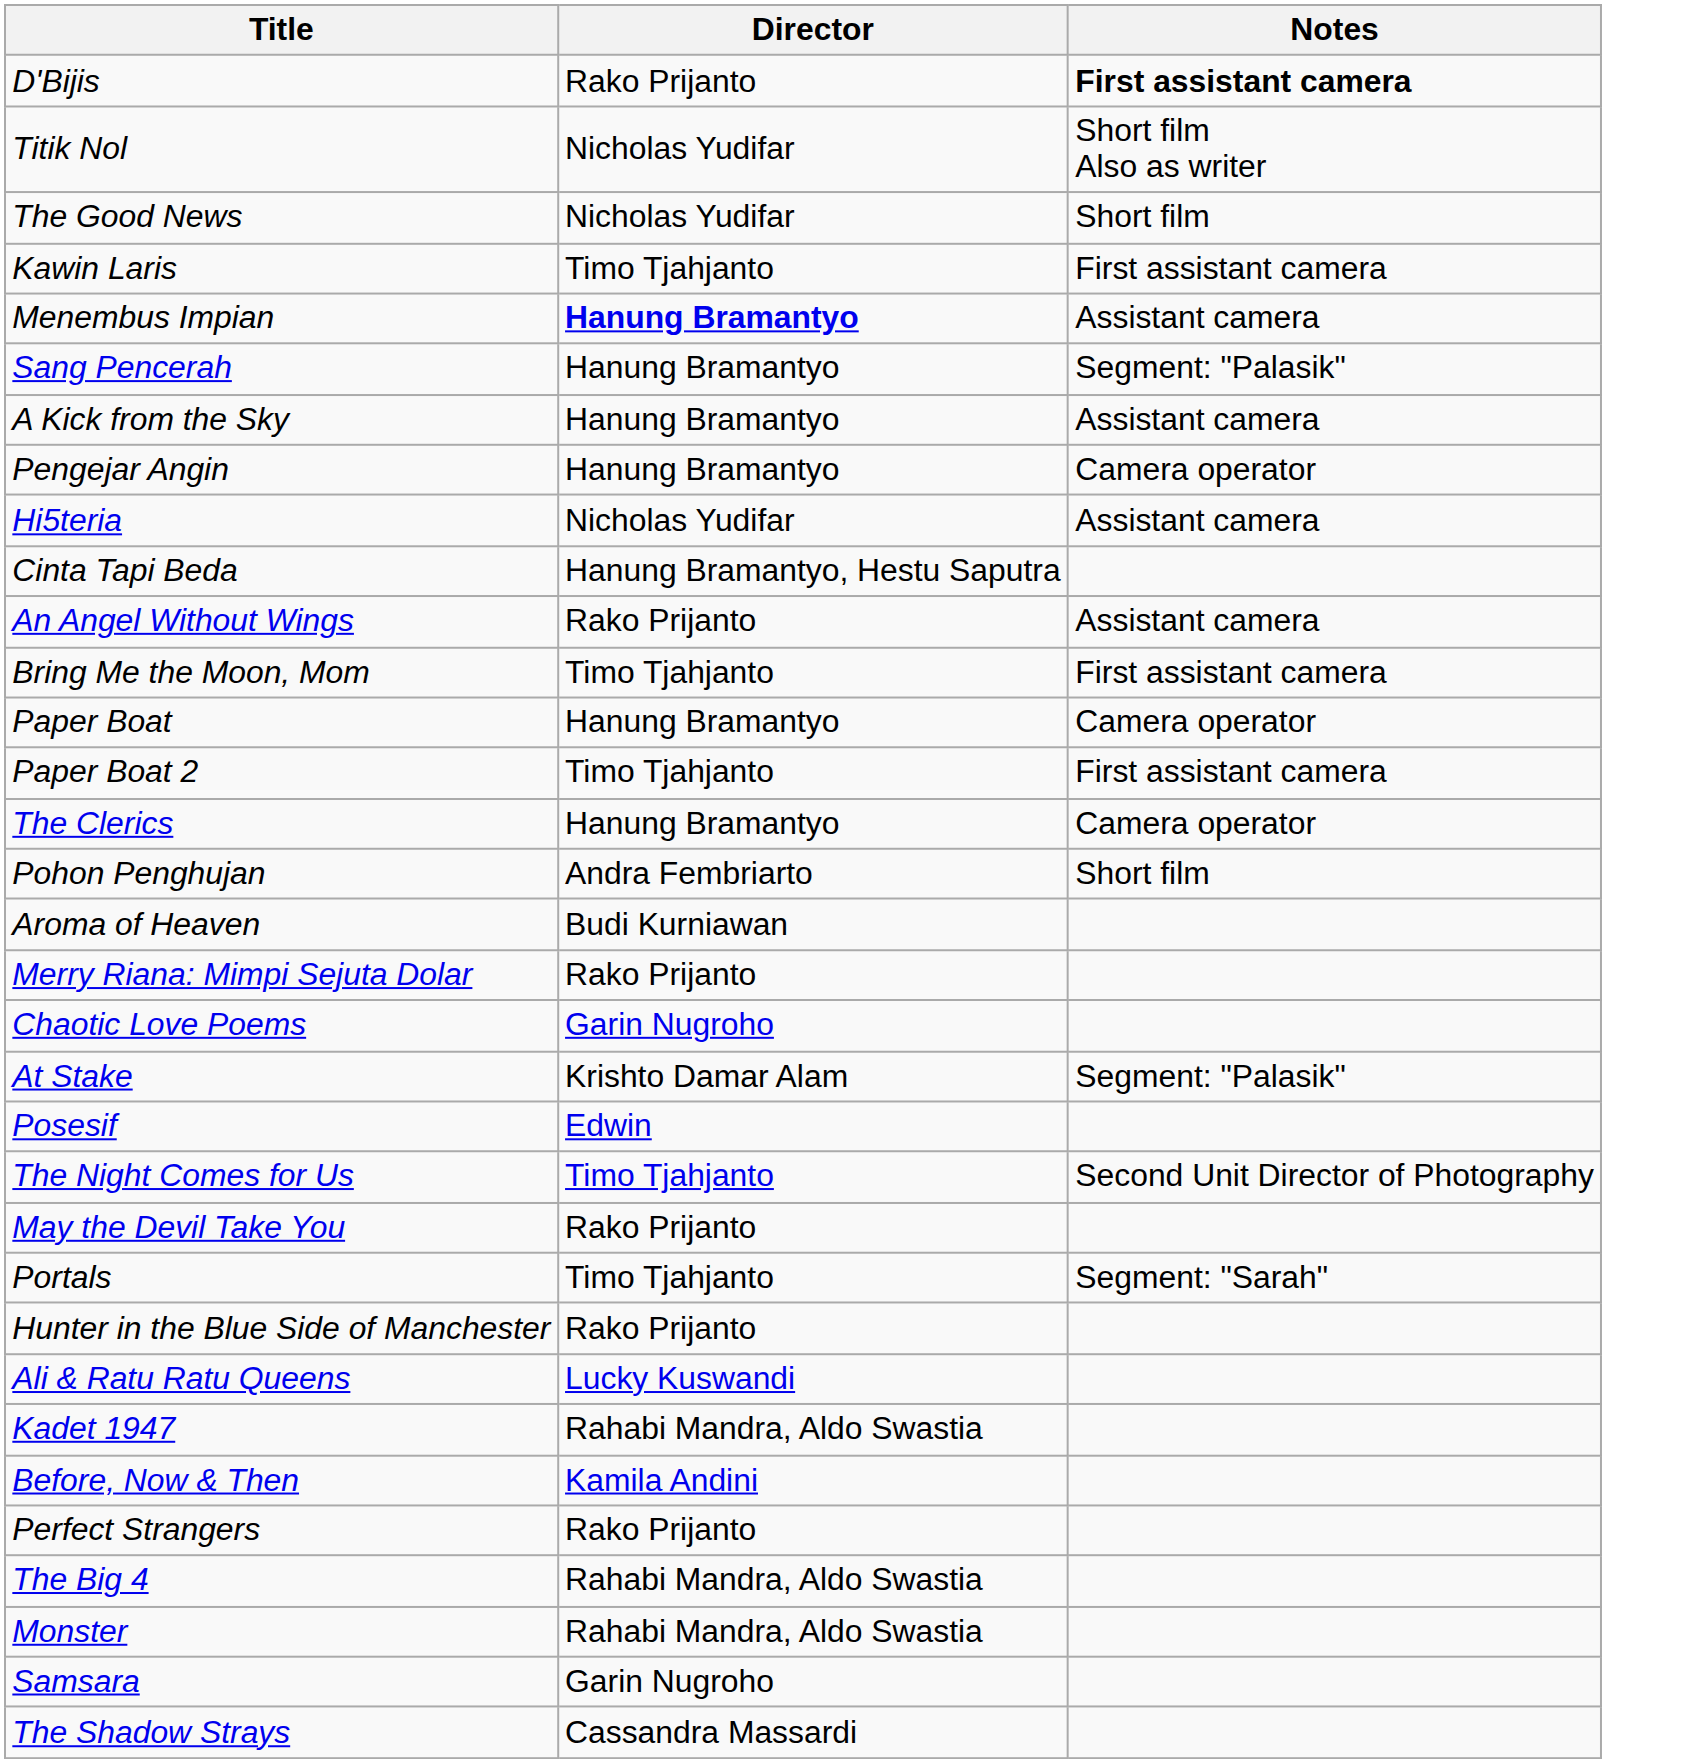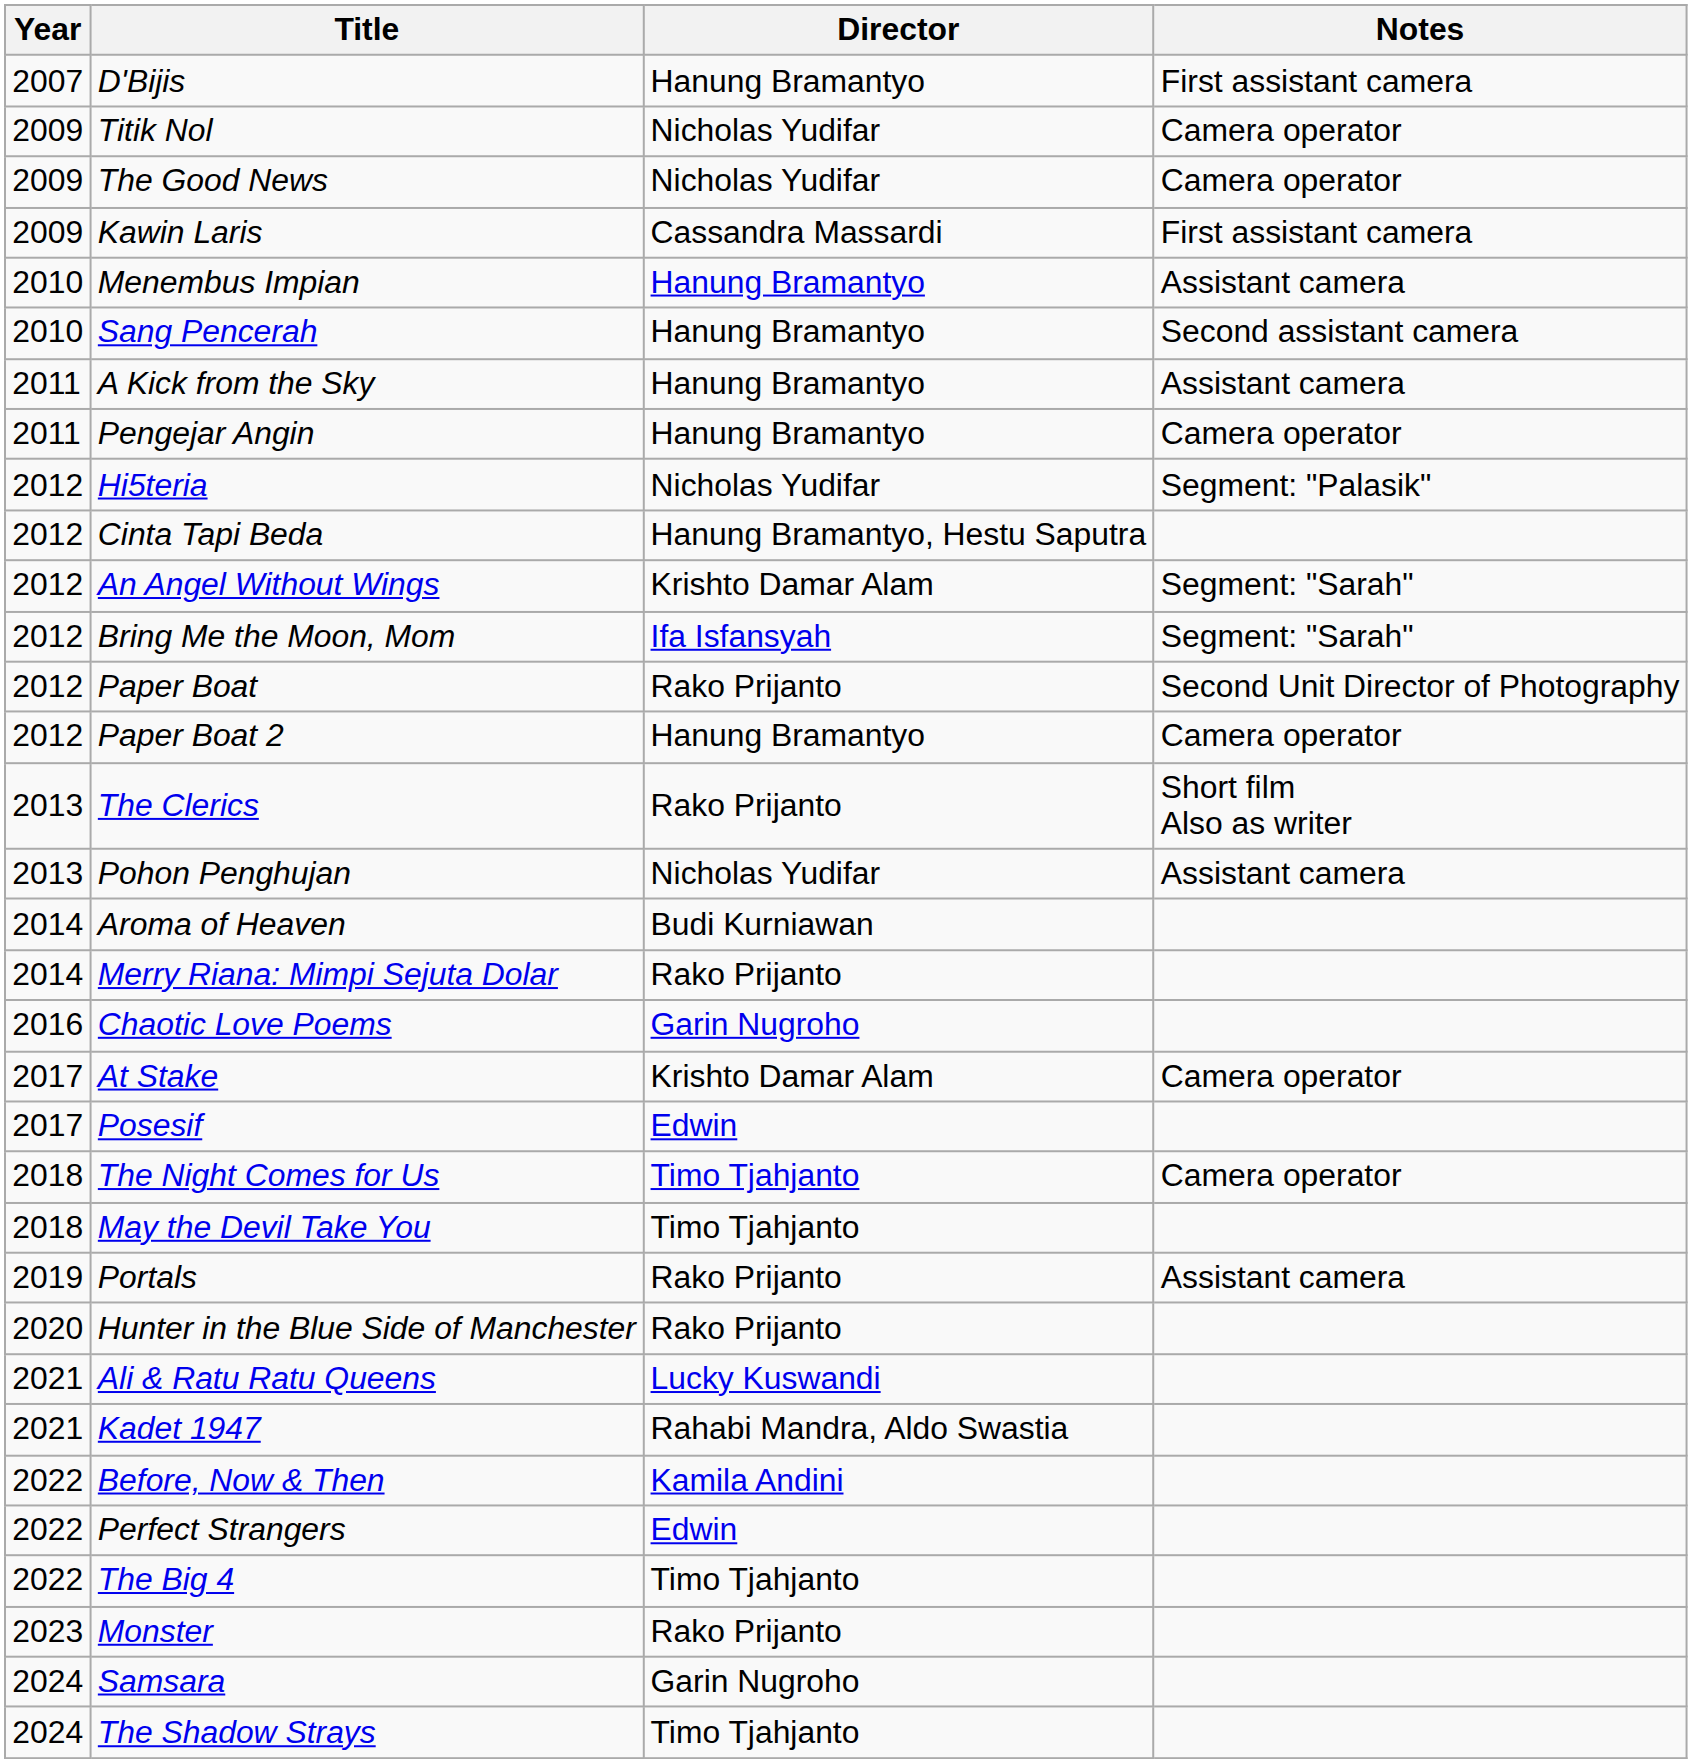+ column: (48, 29)
(661, 80) Rako Prijanto -> (788, 80) Hanung Bramantyo
(1243, 80) bold -> (1317, 80) normal
(1171, 148) Short film Also as writer -> (1281, 130) Camera operator
(1143, 217) Short film -> (1281, 181) Camera operator
(669, 267) Timo Tjahjanto -> (797, 231) Cassandra Massardi
(712, 318) bold -> (788, 282) normal
(1210, 368) Segment: "Palasik" -> (1340, 332) Second assistant camera
(1197, 520) Assistant camera -> (1296, 484) Segment: "Palasik"
(661, 621) Rako Prijanto -> (792, 585) Krishto Damar Alam
(1197, 621) Assistant camera -> (1287, 585) Segment: "Sarah"
(669, 671) Timo Tjahjanto -> (741, 635) Ifa Isfansyah
(1231, 671) First assistant camera -> (1287, 635) Segment: "Sarah"
(702, 722) Hanung Bramantyo -> (746, 686) Rako Prijanto
(1196, 722) Camera operator -> (1420, 686) Second Unit Director of Photography
(669, 772) Timo Tjahjanto -> (788, 736) Hanung Bramantyo
(1231, 772) First assistant camera -> (1281, 736) Camera operator
(702, 823) Hanung Bramantyo -> (746, 805) Rako Prijanto
(1196, 823) Camera operator -> (1256, 805) Short film Also as writer
(689, 873) Andra Fembriarto -> (765, 873) Nicholas Yudifar
(1143, 873) Short film -> (1283, 873) Assistant camera
(1210, 1075) Segment: "Palasik" -> (1281, 1075) Camera operator
(1335, 1176) Second Unit Director of Photography -> (1281, 1176) Camera operator
(661, 1226) Rako Prijanto -> (755, 1226) Timo Tjahjanto
(669, 1277) Timo Tjahjanto -> (746, 1277) Rako Prijanto
(1202, 1277) Segment: "Sarah" -> (1283, 1277) Assistant camera
(661, 1529) Rako Prijanto -> (694, 1529) Edwin
(774, 1580) Rahabi Mandra, Aldo Swastia -> (755, 1580) Timo Tjahjanto
(774, 1630) Rahabi Mandra, Aldo Swastia -> (746, 1630) Rako Prijanto
(711, 1731) Cassandra Massardi -> (755, 1731) Timo Tjahjanto
